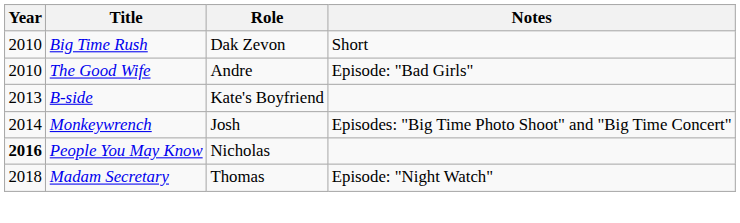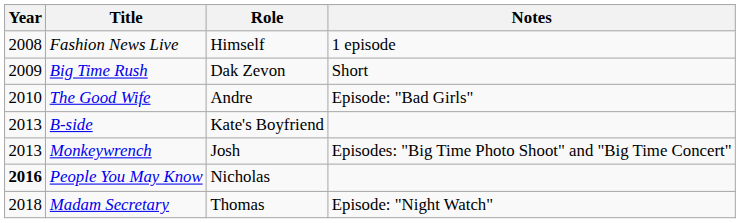+ row: (114, 44)
(25, 44) 2010 -> (25, 71) 2009
(25, 124) 2014 -> (25, 151) 2013
